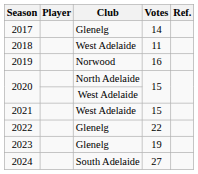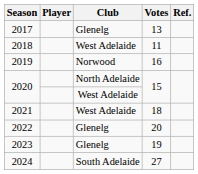(156, 29) 14 -> (156, 29) 13
(156, 111) 15 -> (156, 111) 18
(156, 128) 22 -> (156, 128) 20
